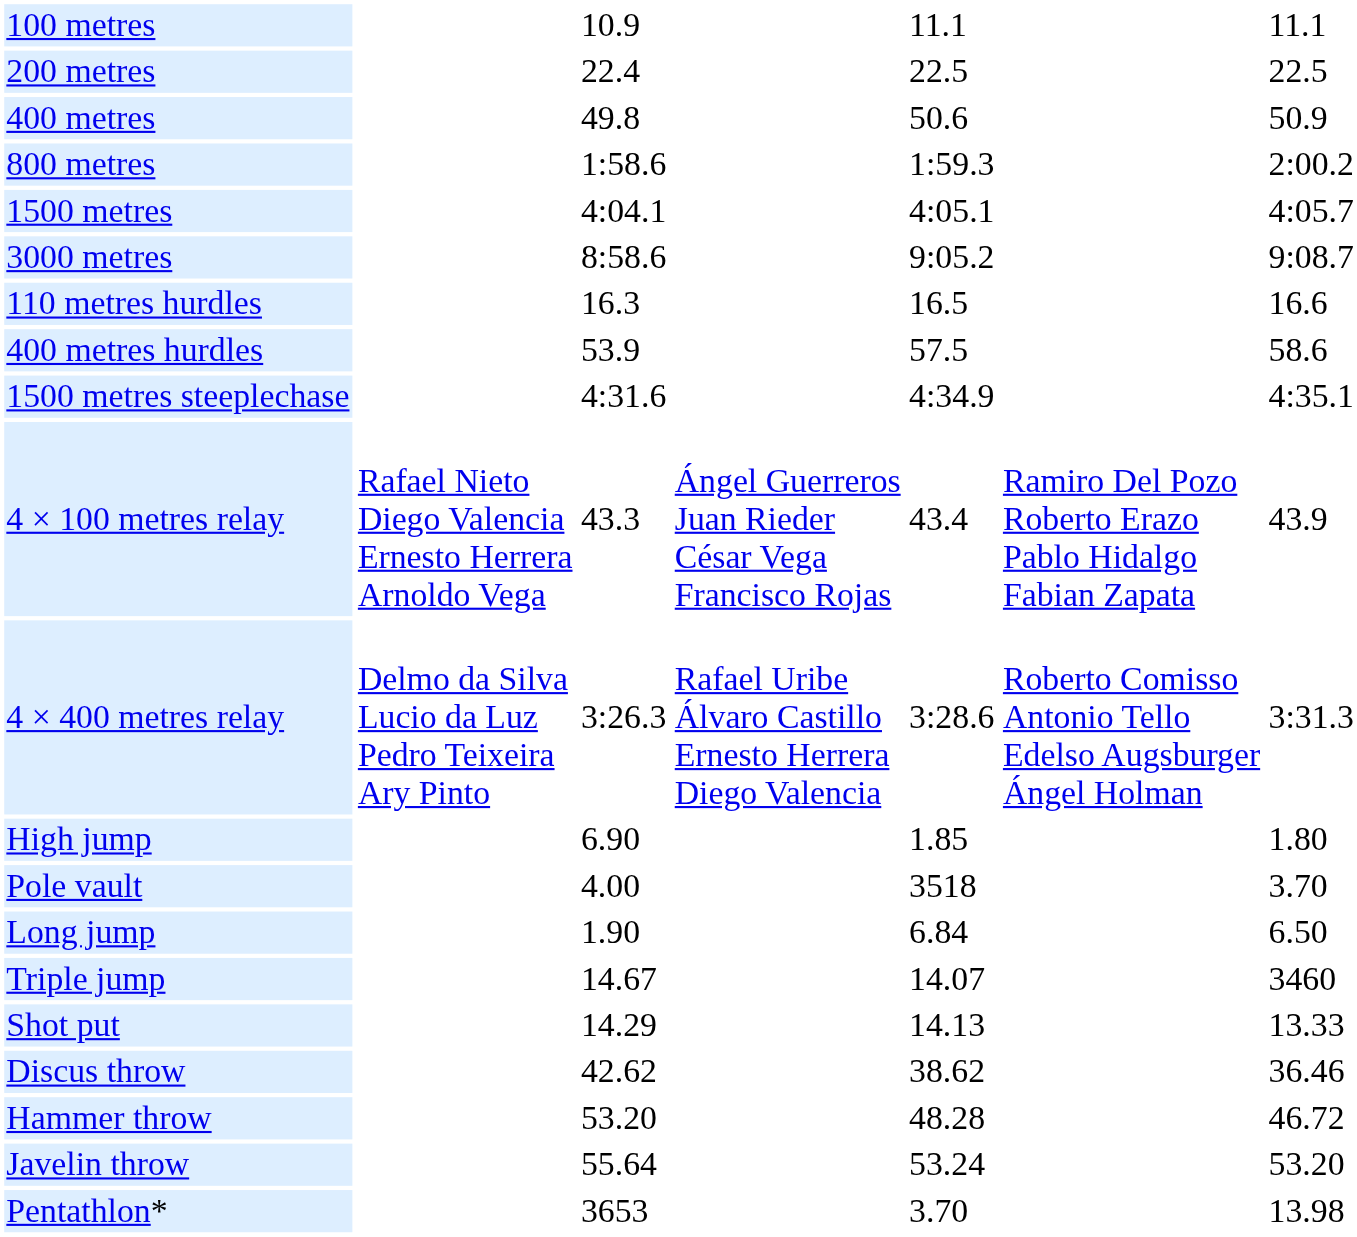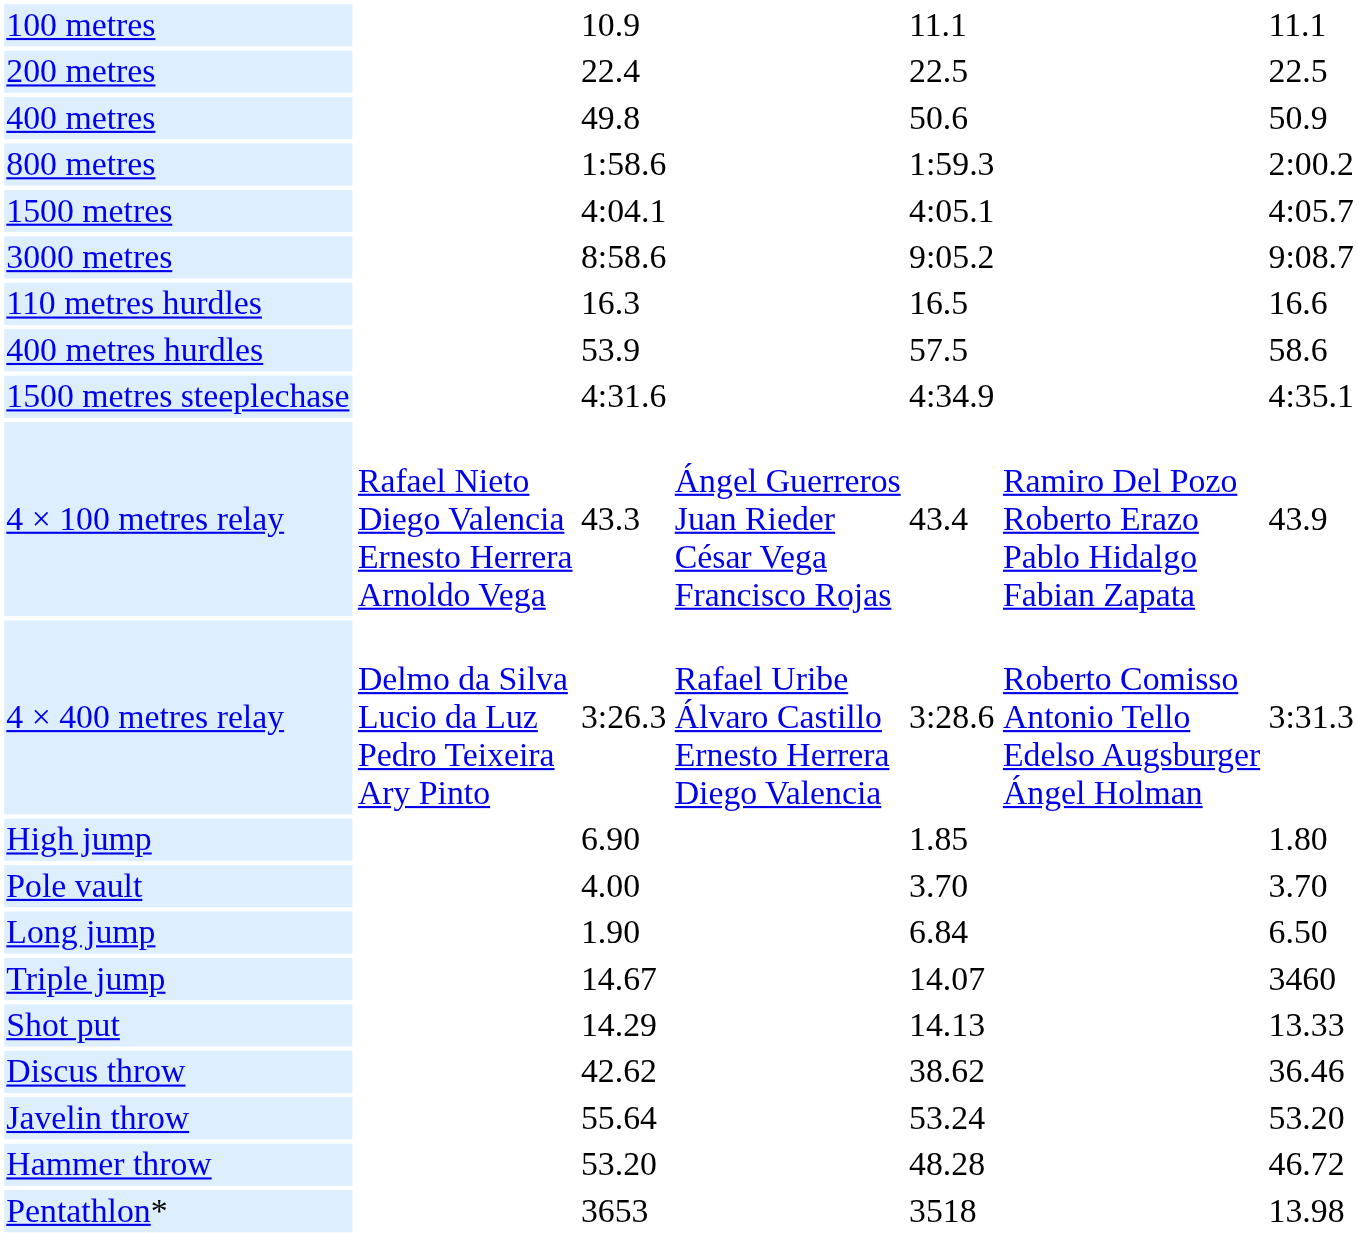(943, 885) 3518 -> (939, 885) 3.70
rows swapped: (109, 1117) <-> (98, 1164)
(939, 1210) 3.70 -> (943, 1210) 3518
